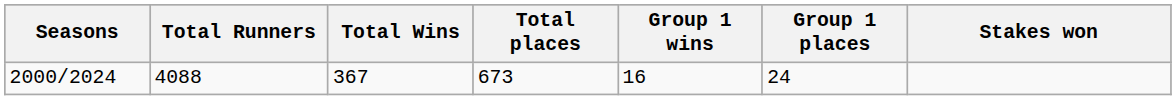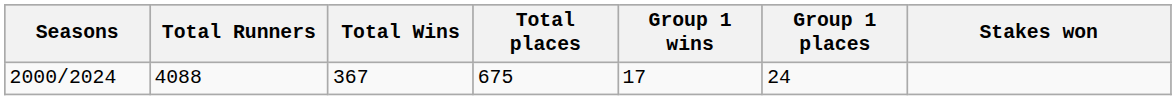(495, 78) 673 -> (495, 78) 675
(634, 78) 16 -> (634, 78) 17
